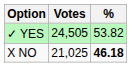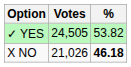(70, 52) 21,025 -> (70, 52) 21,026
